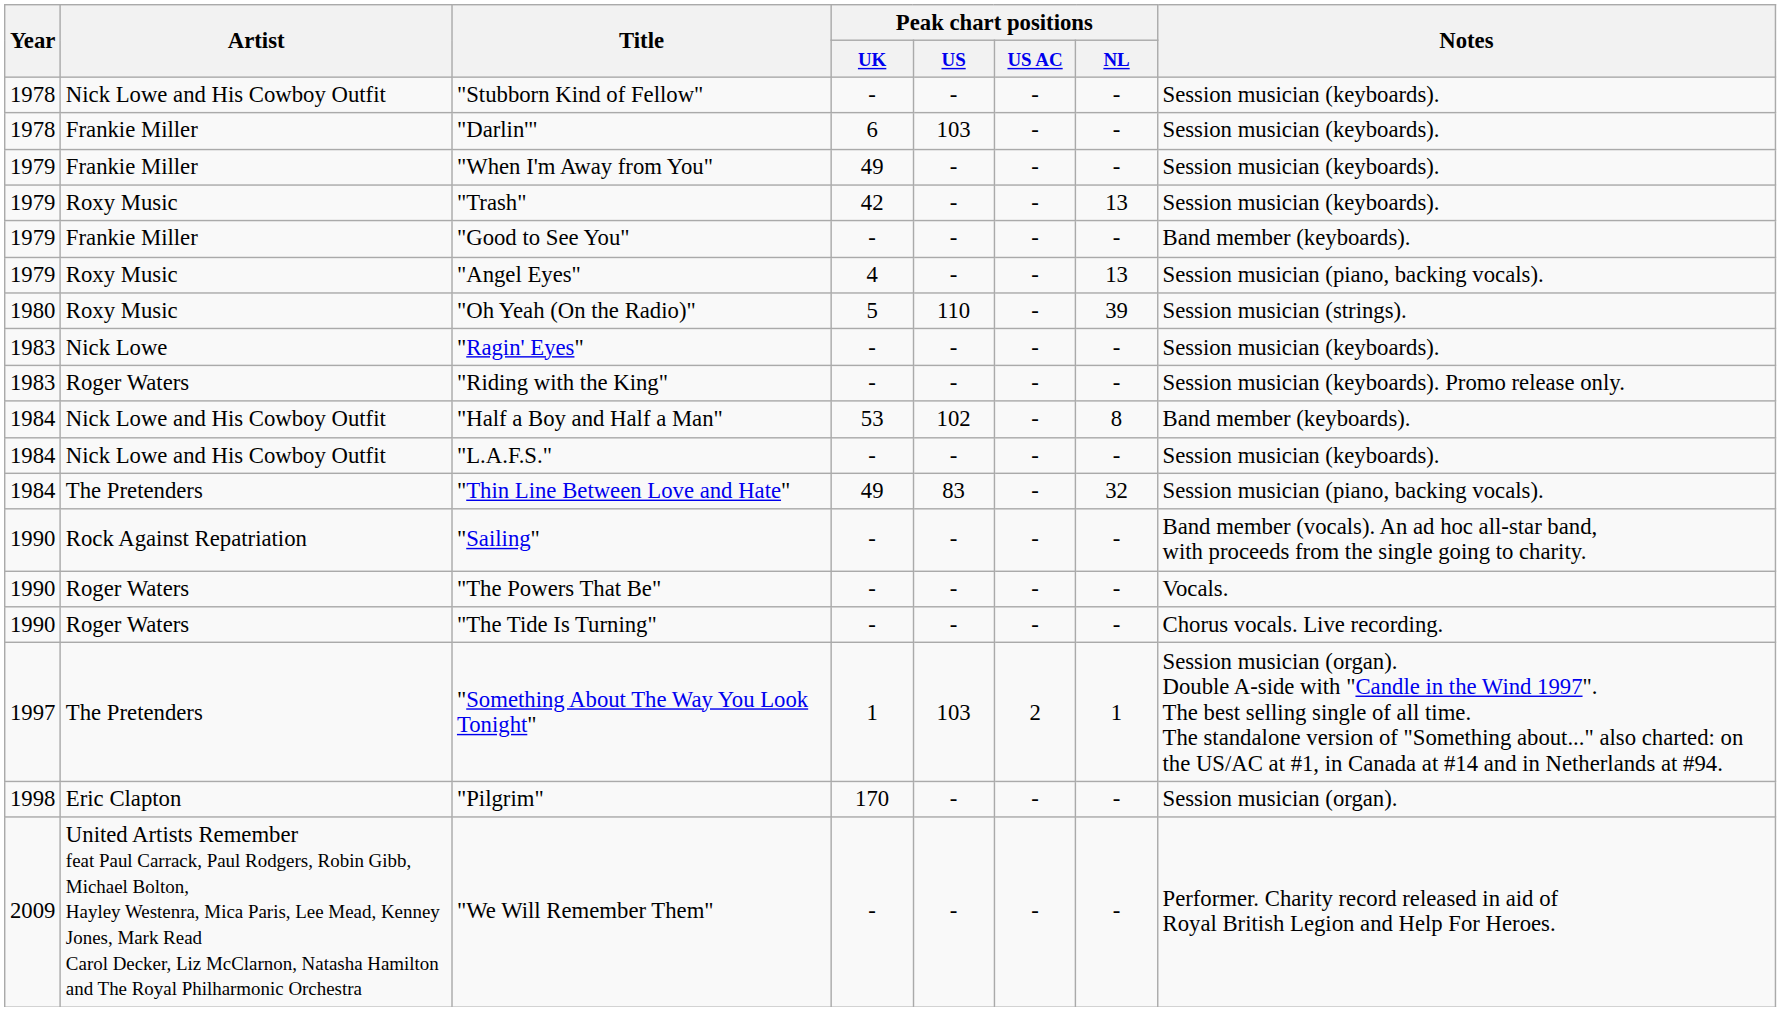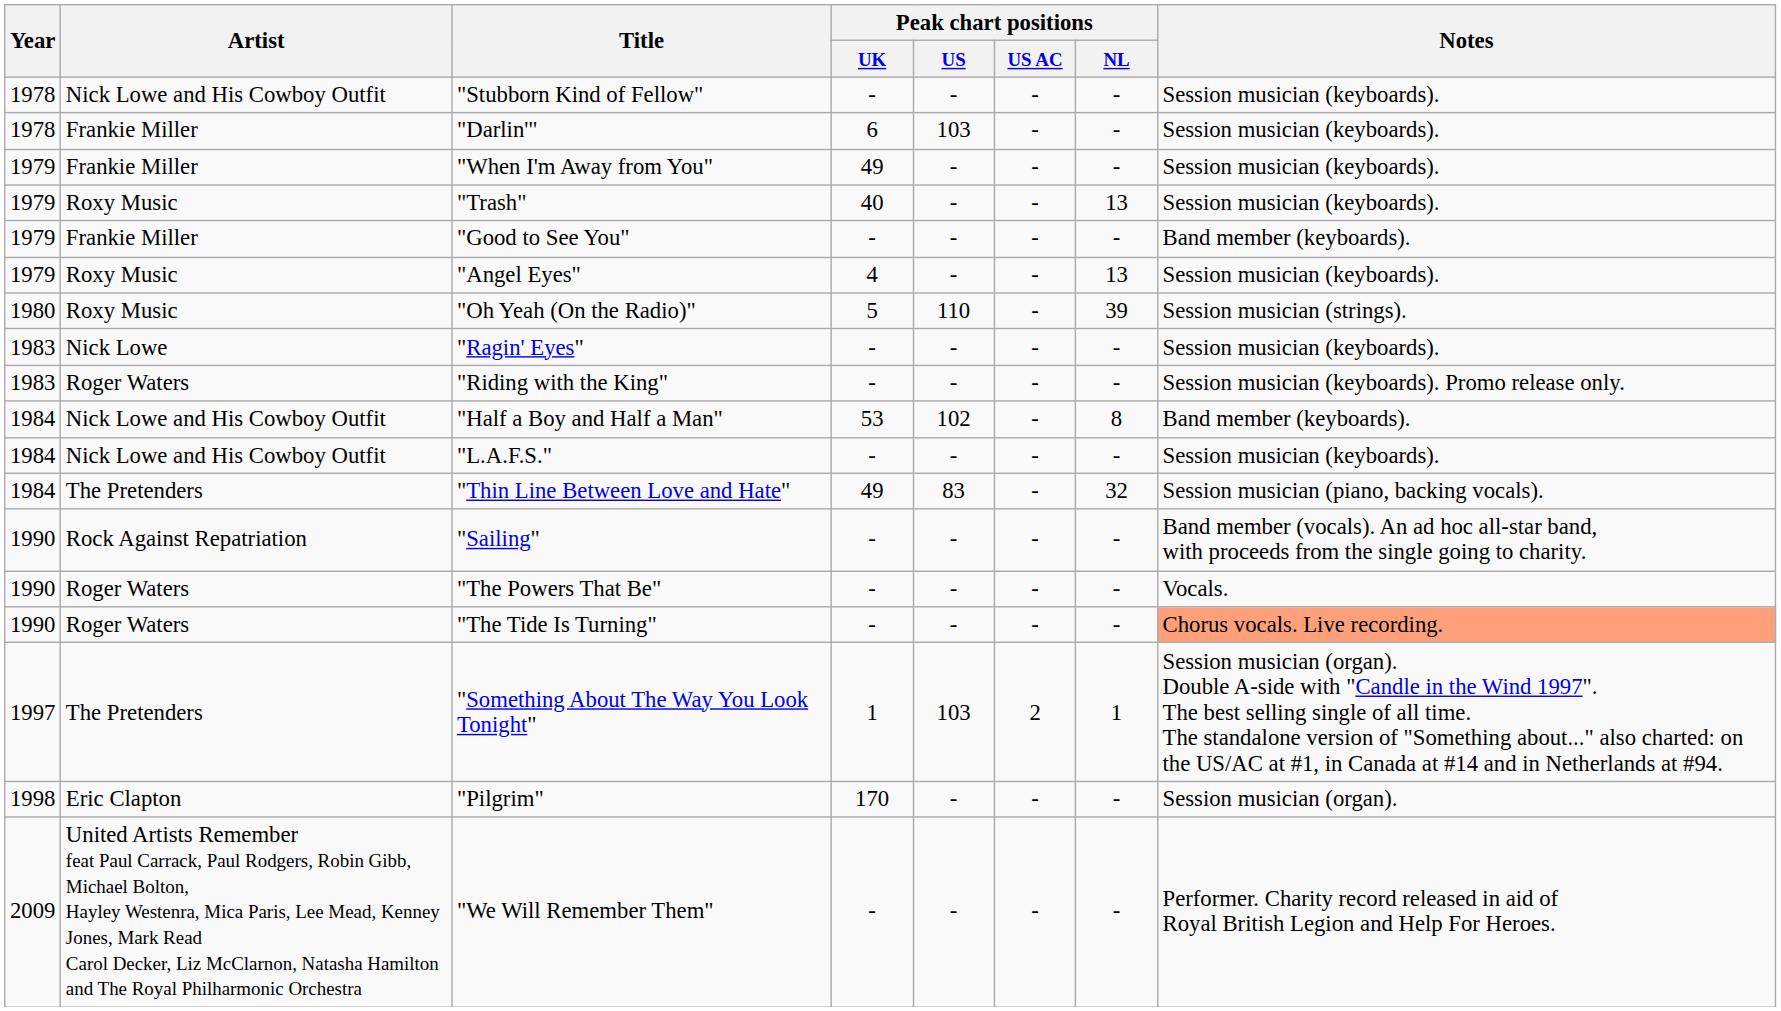(872, 202) 42 -> (872, 202) 40
(1353, 274) Session musician (piano, backing vocals). -> (1301, 274) Session musician (keyboards).
(1303, 624) no background -> (1303, 624) lightsalmon background
